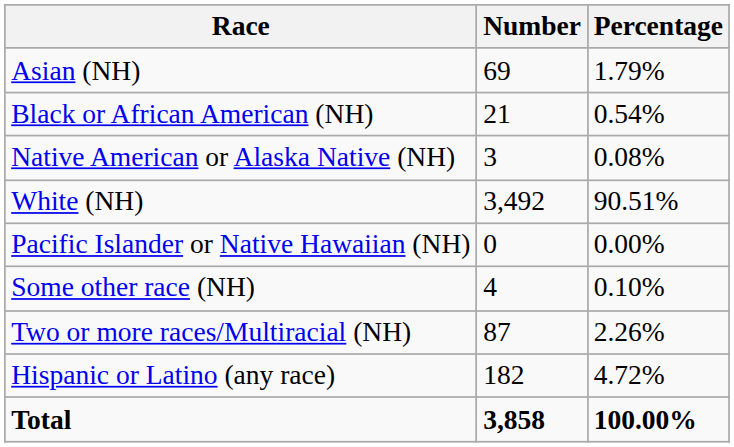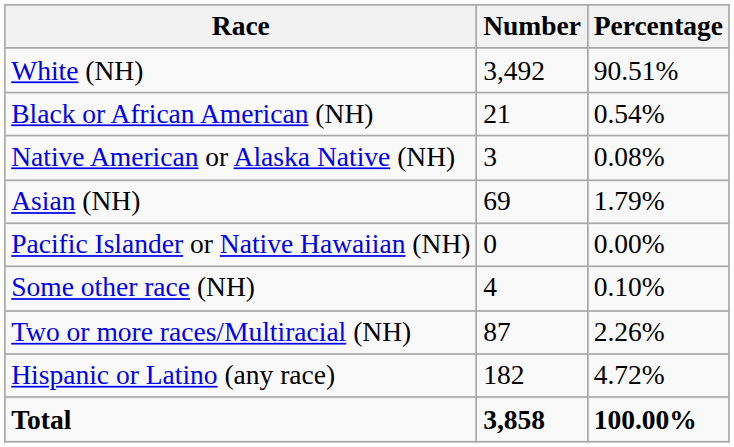rows swapped: (77, 200) <-> (76, 69)
